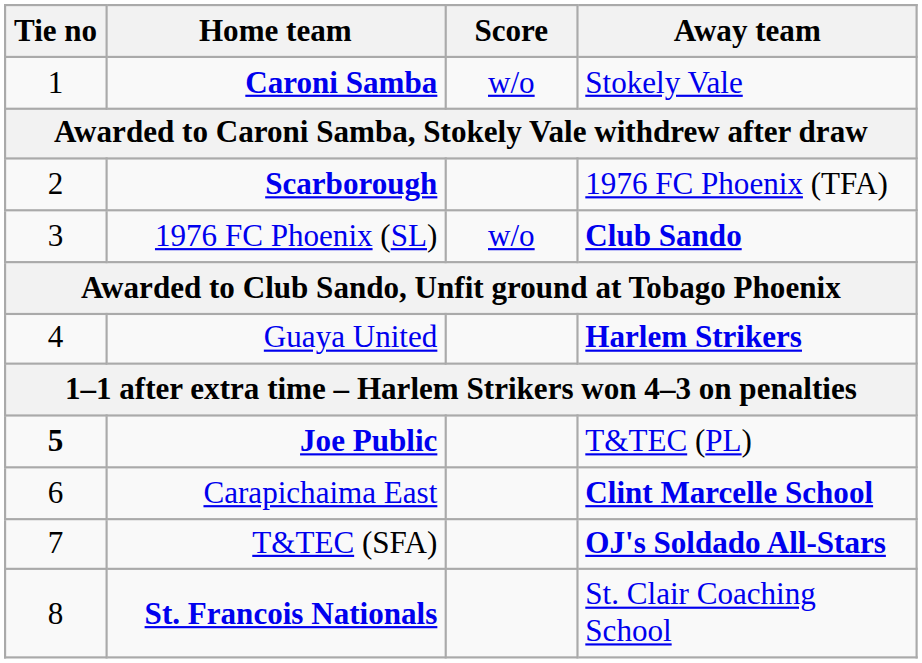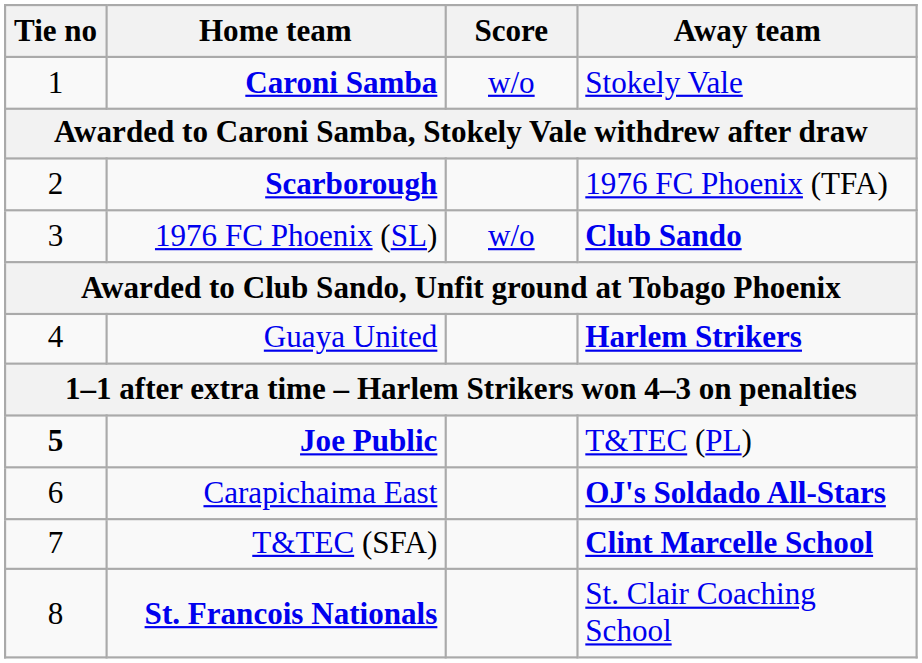(729, 492) Clint Marcelle School -> (736, 492) OJ's Soldado All-Stars
(736, 543) OJ's Soldado All-Stars -> (729, 543) Clint Marcelle School
